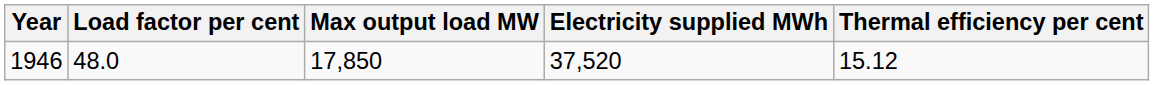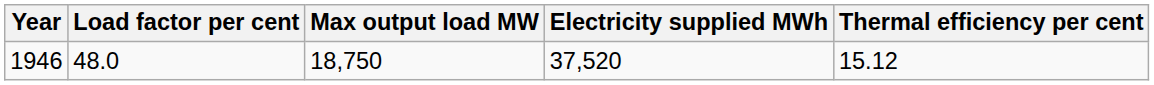(346, 60) 17,850 -> (346, 60) 18,750
